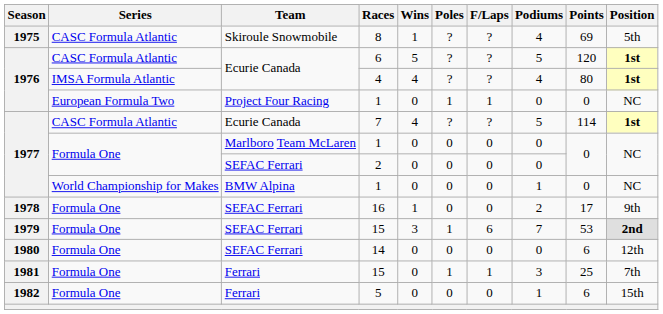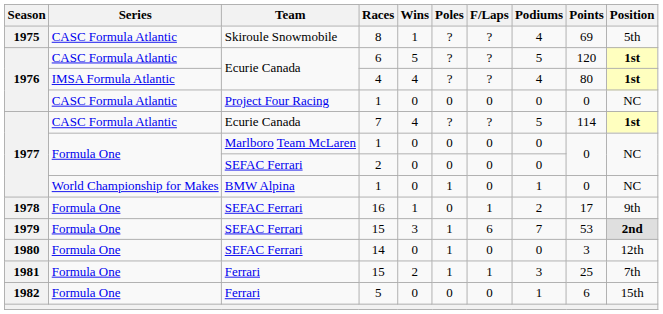(113, 101) European Formula Two -> (114, 101) CASC Formula Atlantic
(450, 101) 1 -> (450, 101) 0
(489, 101) 1 -> (489, 101) 0
(450, 186) 0 -> (450, 186) 1
(489, 207) 0 -> (489, 207) 1
(450, 250) 0 -> (450, 250) 1
(587, 250) 6 -> (587, 250) 3
(415, 272) 0 -> (415, 272) 2
